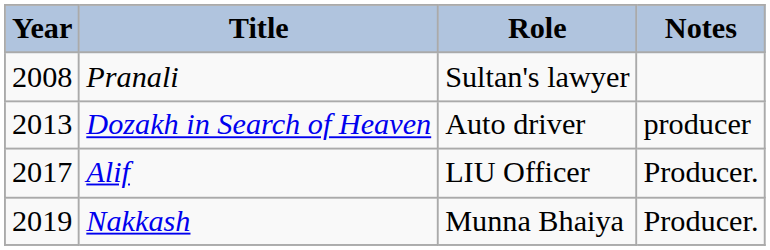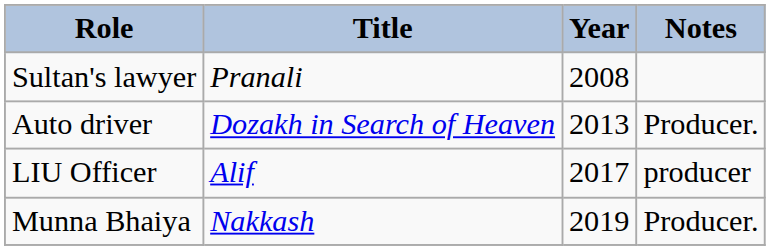columns swapped: (42, 28) <-> (537, 28)
(697, 124) producer -> (701, 124) Producer.
(701, 172) Producer. -> (697, 172) producer
